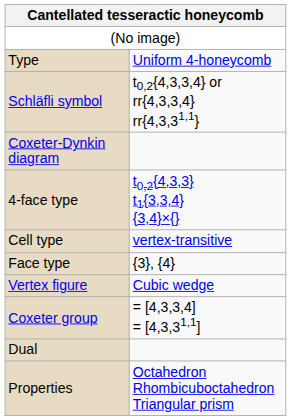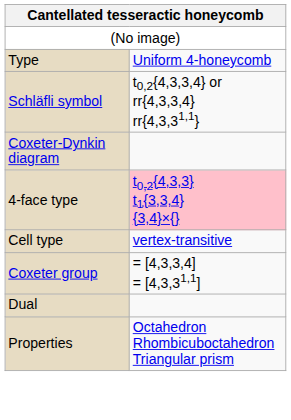(163, 200) no background -> (163, 200) pink background
- row: (39, 263)
- row: (48, 285)
